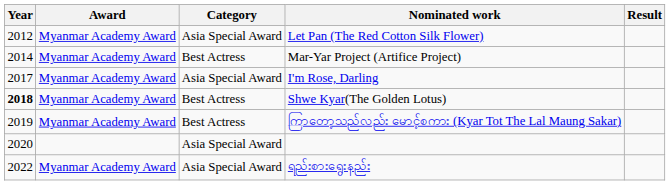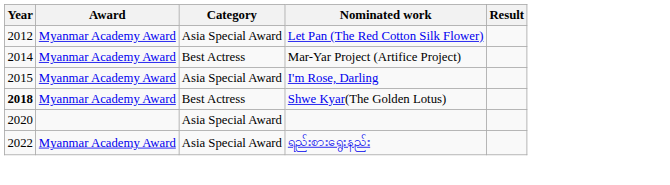(20, 78) 2017 -> (20, 78) 2015
- row: (455, 121)
